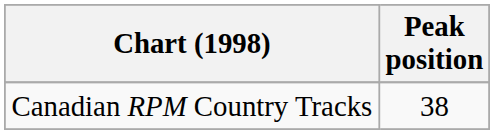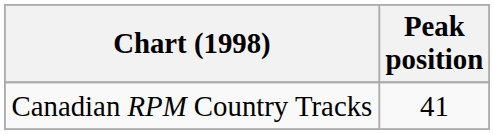(434, 105) 38 -> (434, 105) 41
